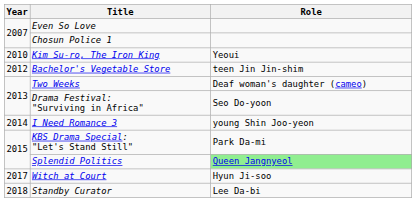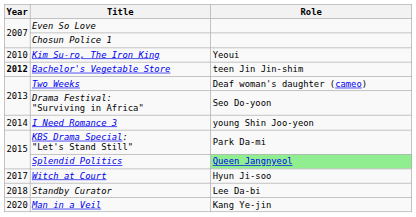(17, 69) normal -> (17, 69) bold
+ row: (67, 205)
